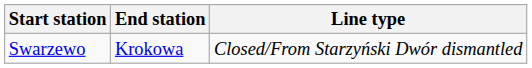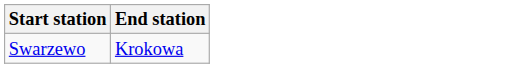- column: (368, 19)
